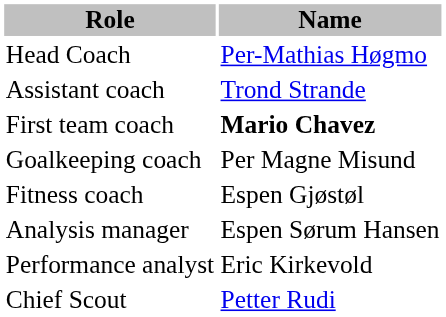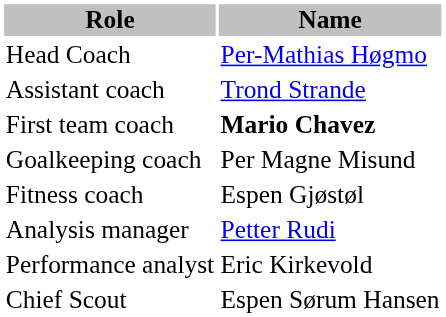(330, 229) Espen Sørum Hansen -> (278, 229) Petter Rudi
(278, 299) Petter Rudi -> (330, 299) Espen Sørum Hansen
